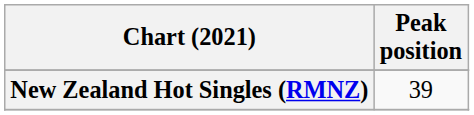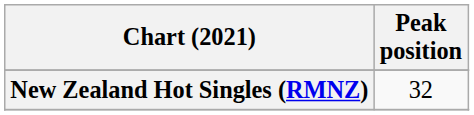(421, 89) 39 -> (421, 89) 32
